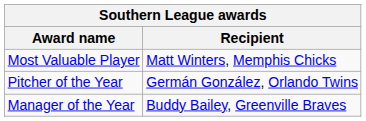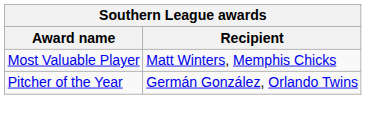- row: (71, 104)
